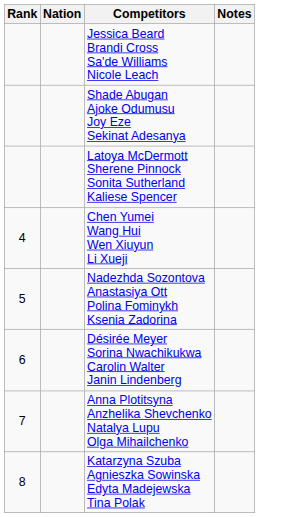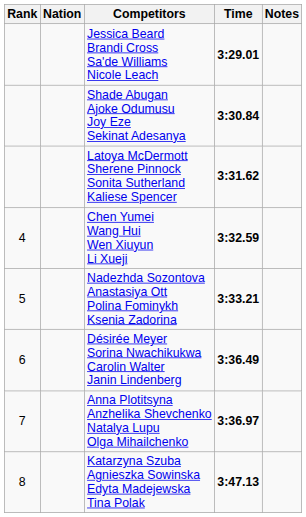+ column: (238, 14)
